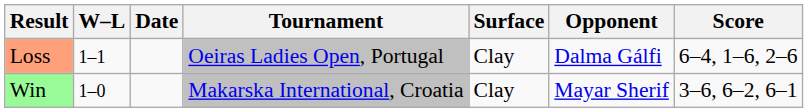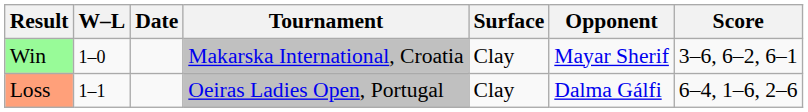rows swapped: (28, 90) <-> (30, 55)
